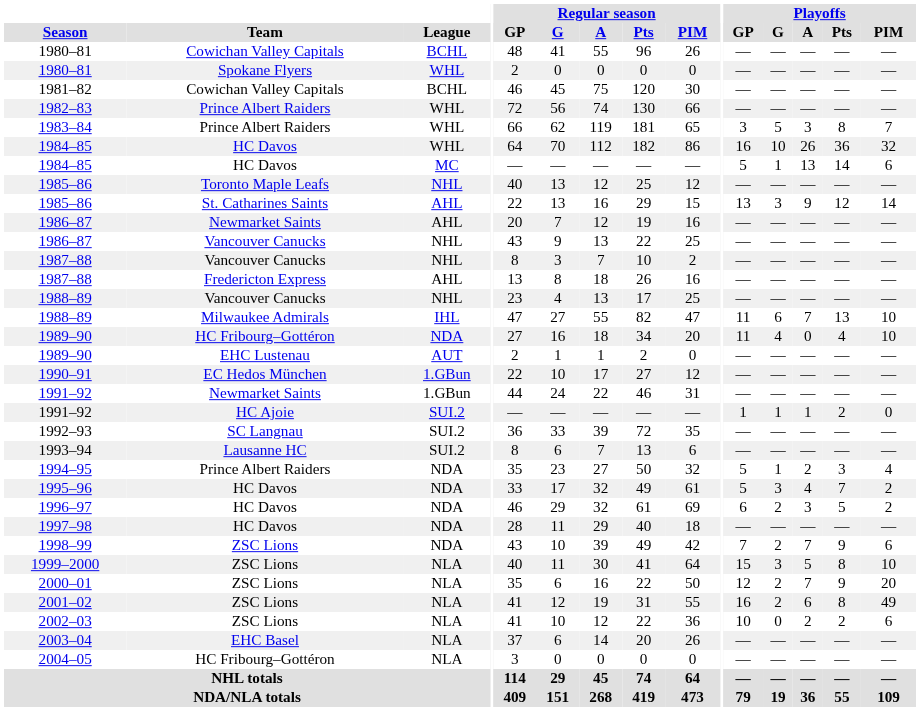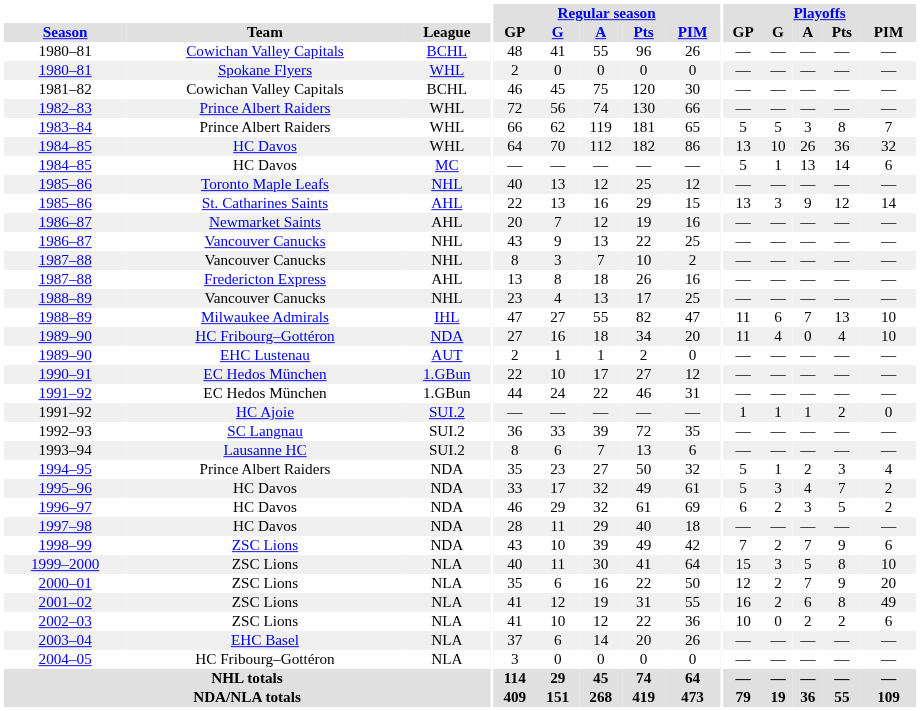(743, 127) 3 -> (743, 127) 5
(743, 146) 16 -> (743, 146) 13
(265, 393) Newmarket Saints -> (265, 393) EC Hedos München
